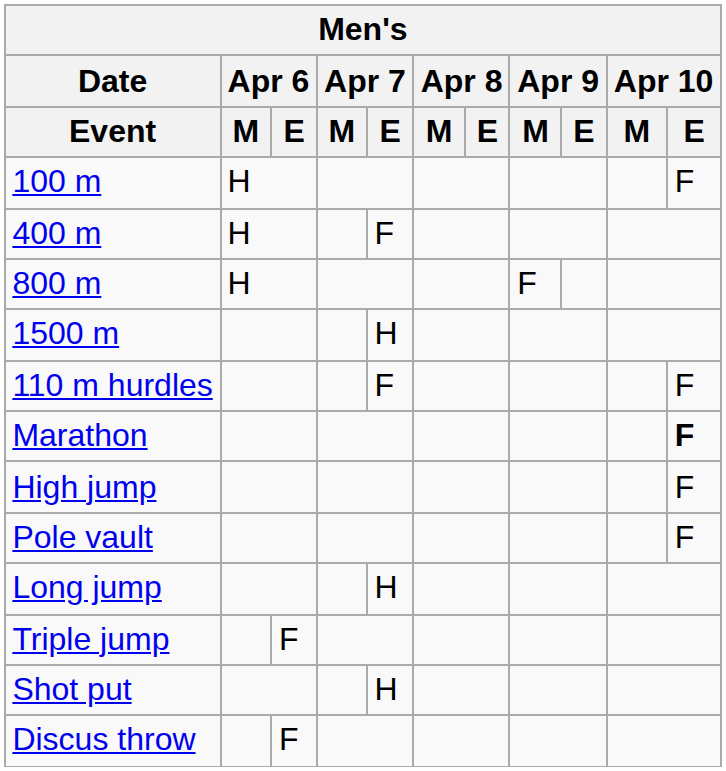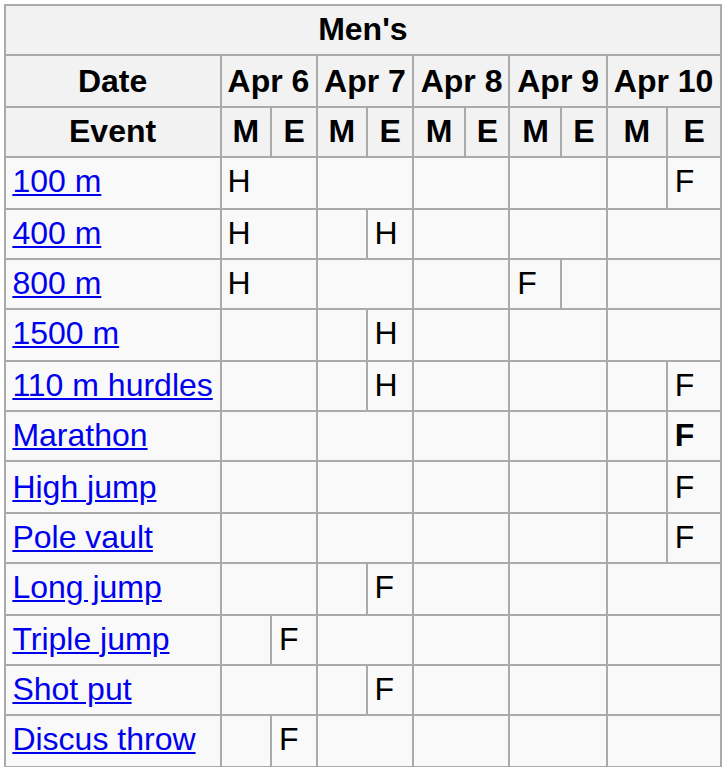(384, 232) F -> (386, 232) H
(384, 385) F -> (386, 385) H
(386, 588) H -> (384, 588) F
(386, 689) H -> (384, 689) F
